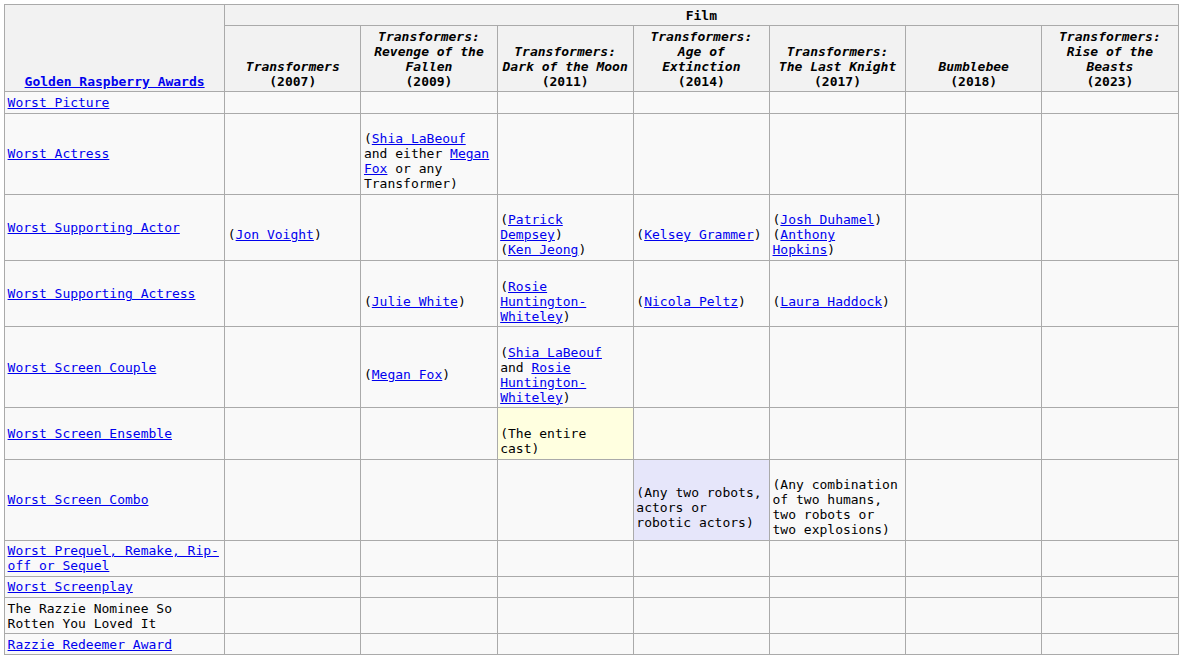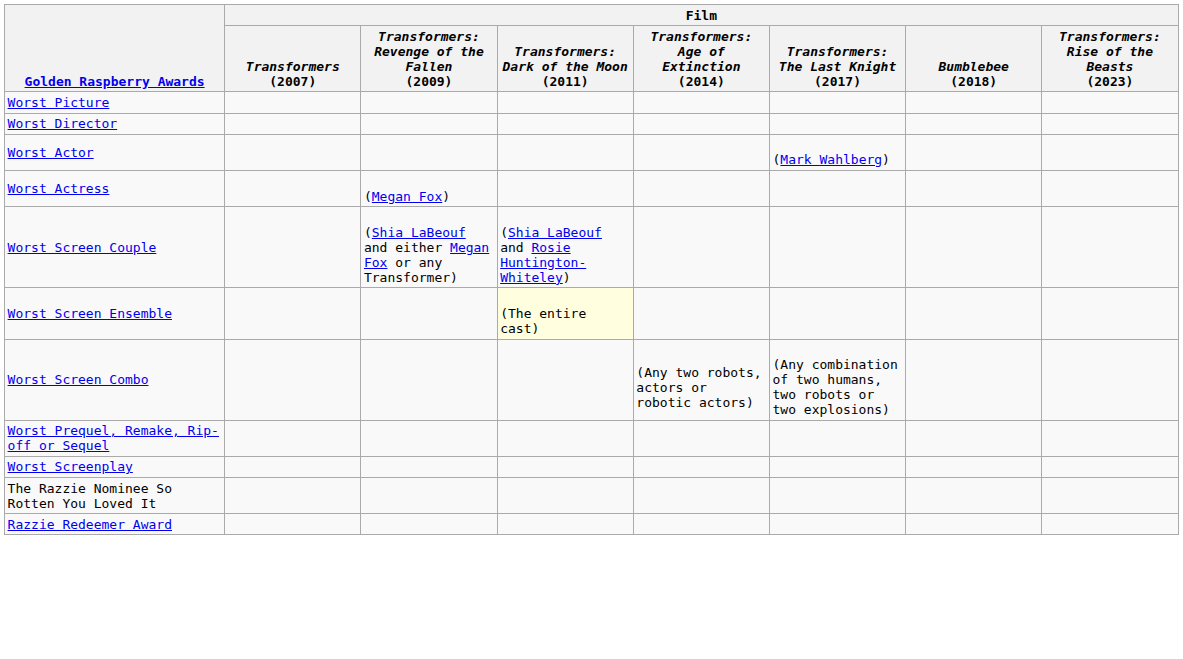+ row: (62, 124)
+ row: (51, 152)
(427, 161) (Shia LaBeouf and either Megan Fox or any Transformer) -> (407, 196) (Megan Fox)
- row: (94, 227)
- row: (102, 294)
(407, 375) (Megan Fox) -> (427, 255) (Shia LaBeouf and either Megan Fox or any Transformer)
(699, 507) lavender background -> (699, 387) no background
